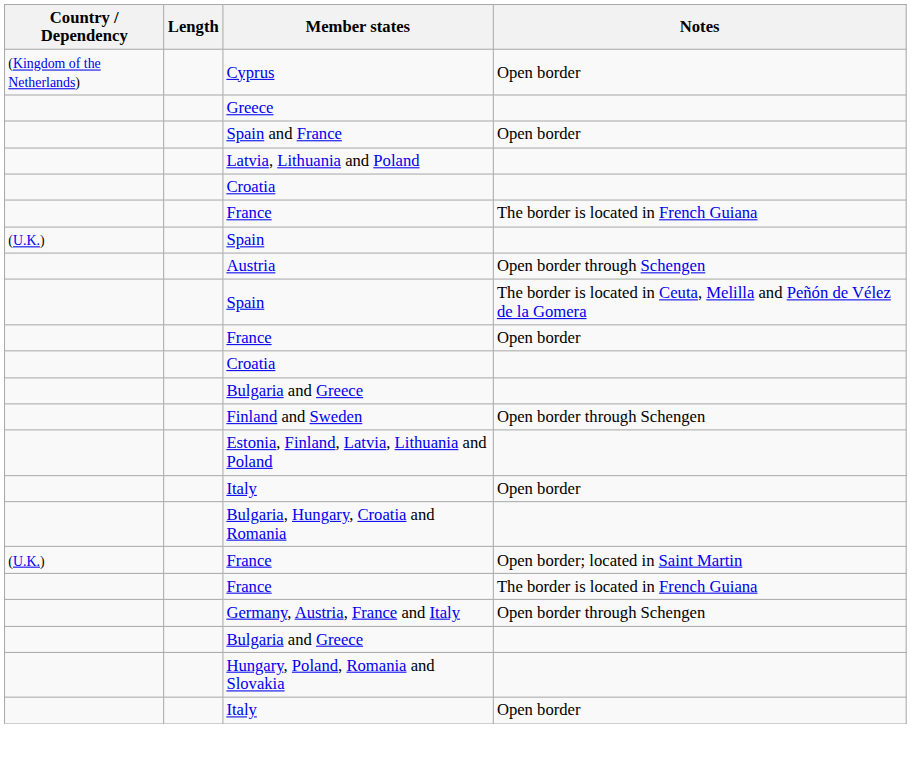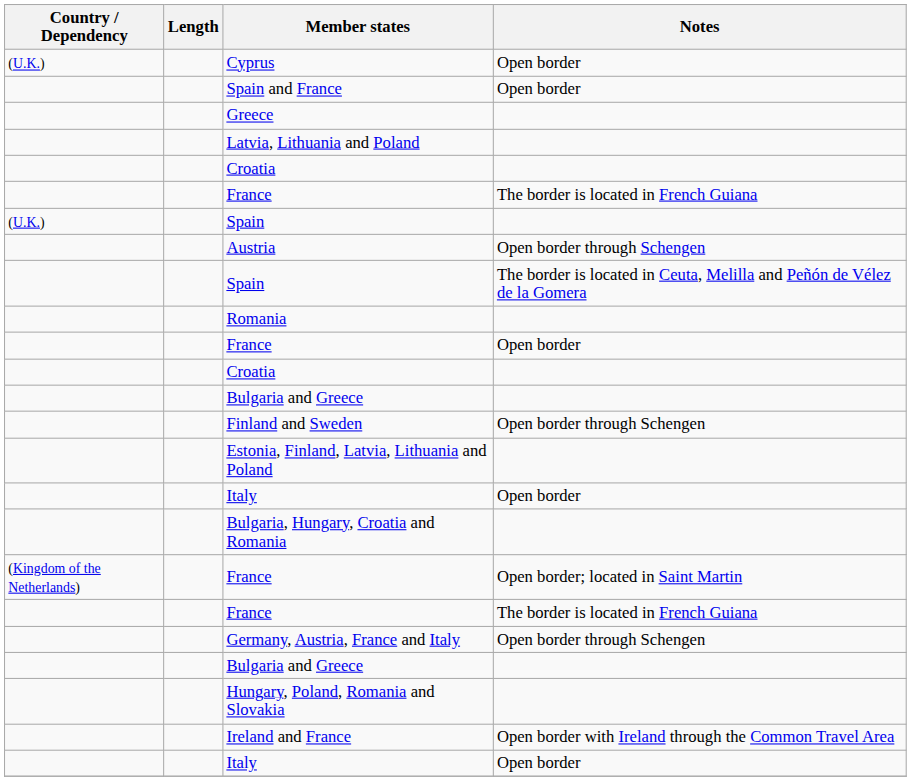(55, 73) (Kingdom of the Netherlands) -> (26, 63) (U.K.)
rows swapped: (250, 107) <-> (284, 134)
+ row: (256, 319)
(26, 560) (U.K.) -> (55, 577) (Kingdom of the Netherlands)
+ row: (289, 736)
